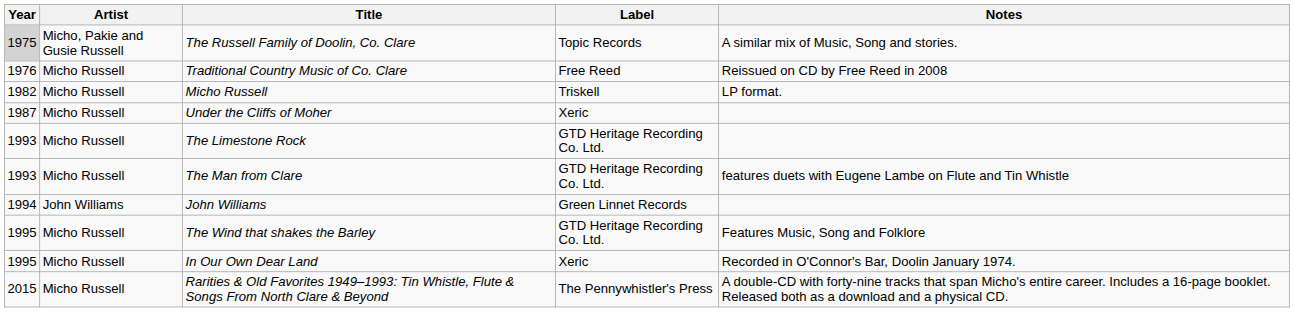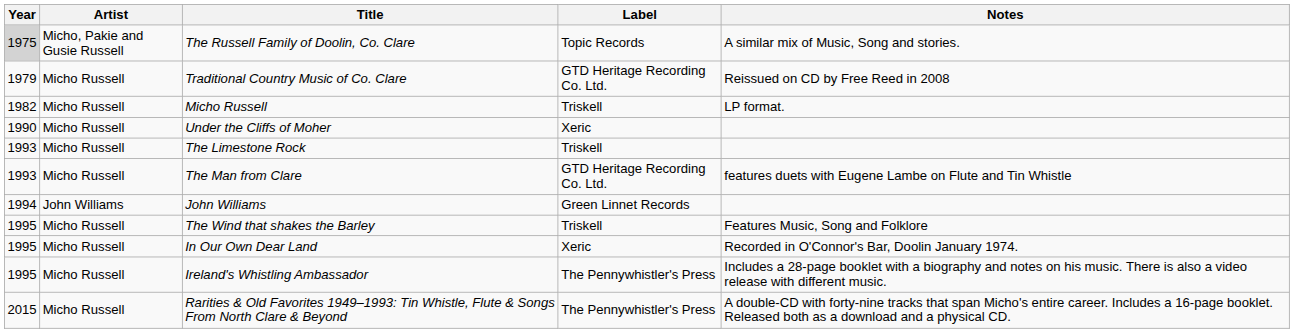(22, 71) 1976 -> (22, 78) 1979
(589, 71) Free Reed -> (633, 78) GTD Heritage Recording Co. Ltd.
(22, 112) 1987 -> (22, 127) 1990
(631, 141) GTD Heritage Recording Co. Ltd. -> (582, 148) Triskell
(631, 233) GTD Heritage Recording Co. Ltd. -> (582, 225) Triskell
+ row: (277, 274)
